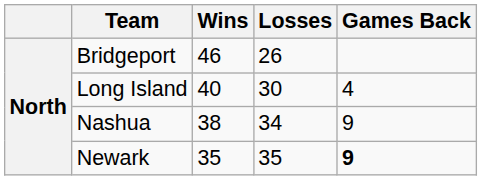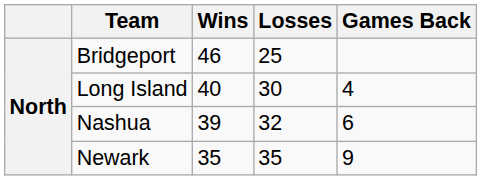(270, 55) 26 -> (270, 55) 25
(209, 123) 38 -> (209, 123) 39
(270, 123) 34 -> (270, 123) 32
(348, 123) 9 -> (348, 123) 6
(348, 157) bold -> (348, 157) normal
